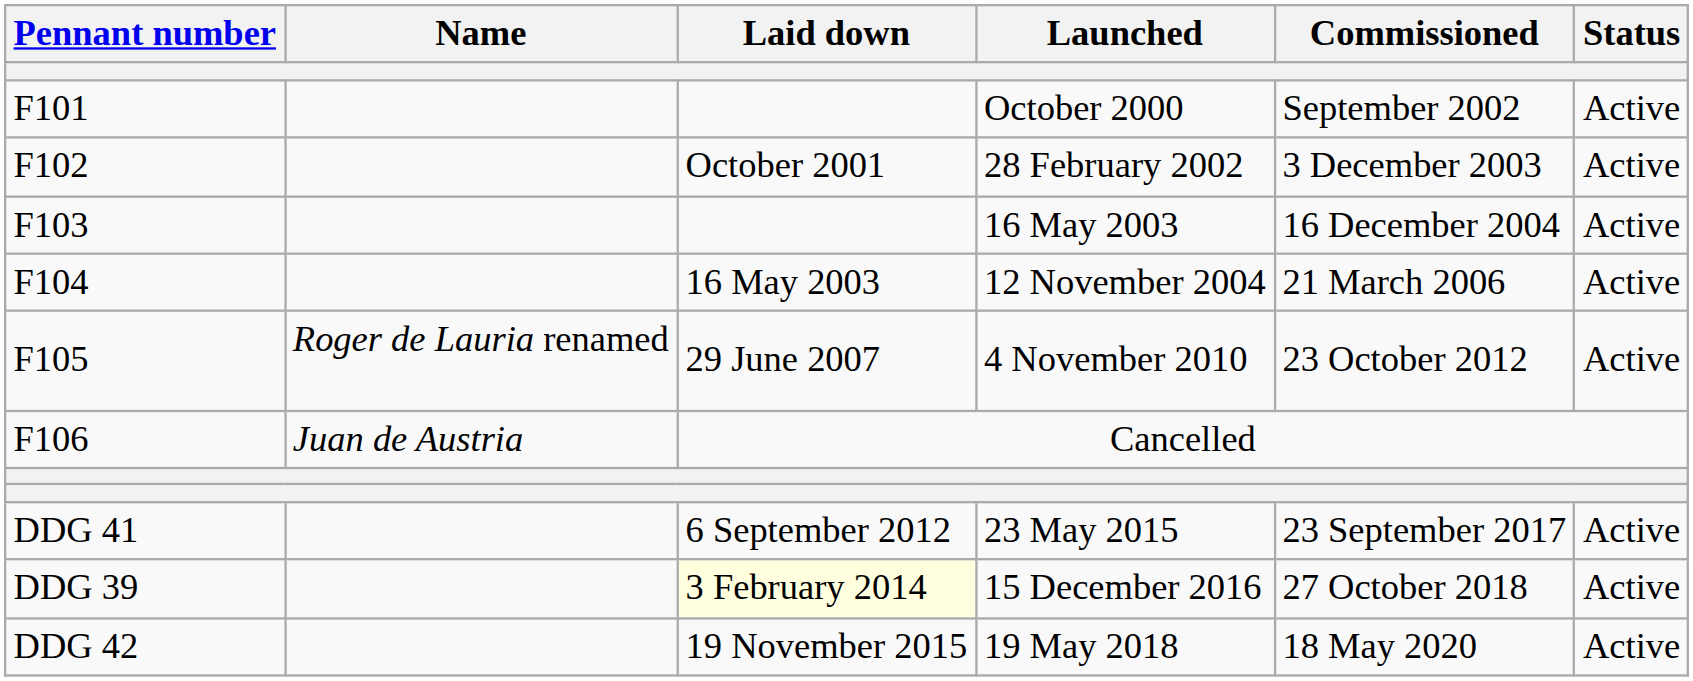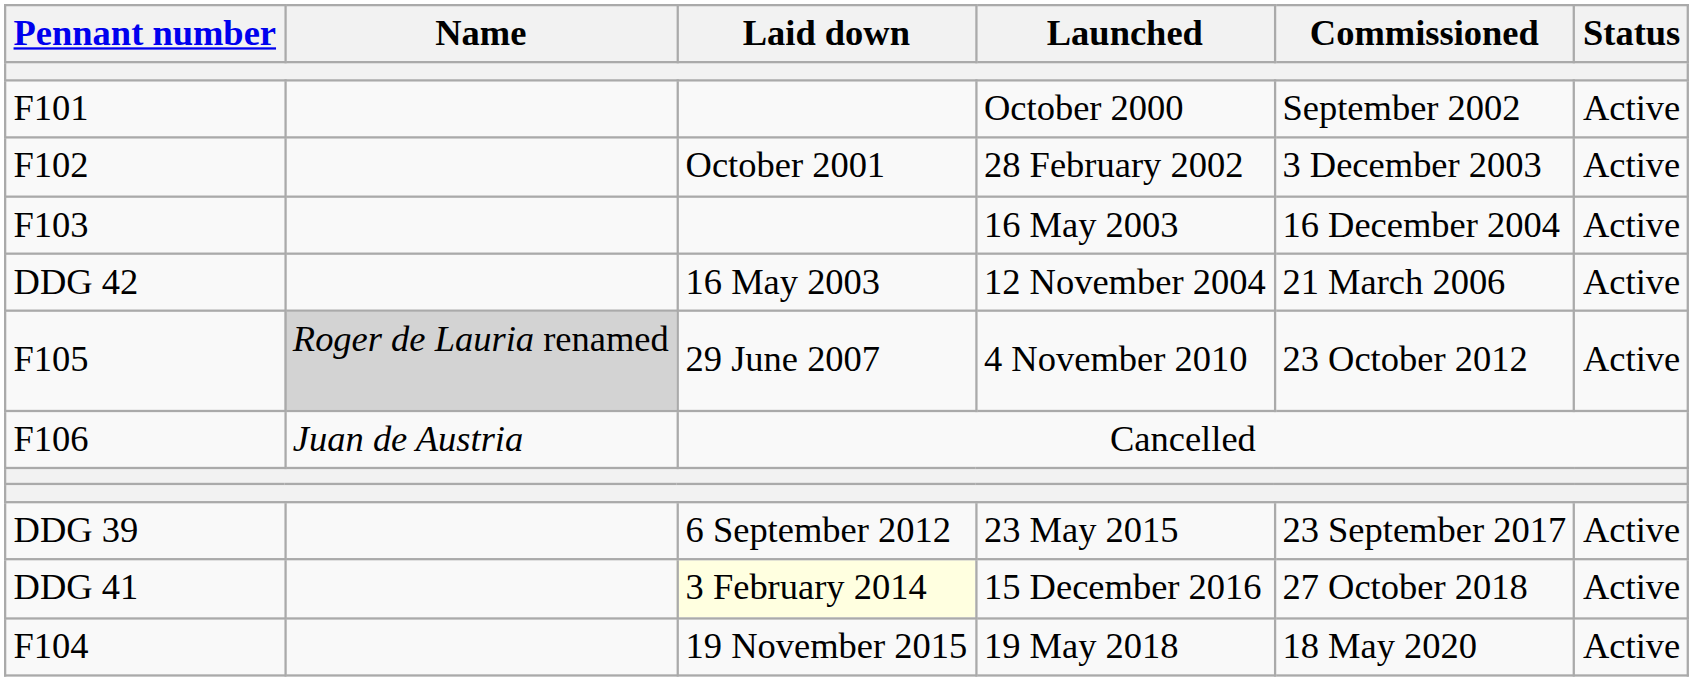(51, 281) F104 -> (76, 281) DDG 42
(481, 339) no background -> (481, 339) lightgrey background
(76, 529) DDG 41 -> (76, 529) DDG 39
(76, 587) DDG 39 -> (76, 587) DDG 41
(76, 645) DDG 42 -> (51, 645) F104
